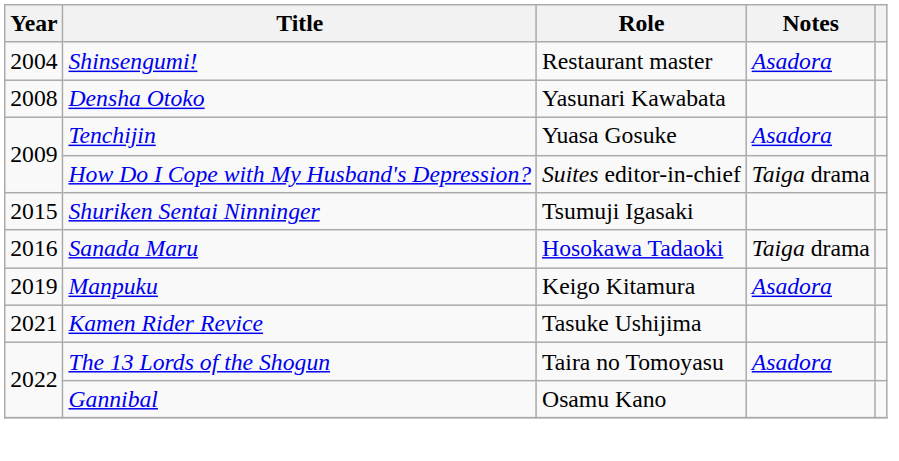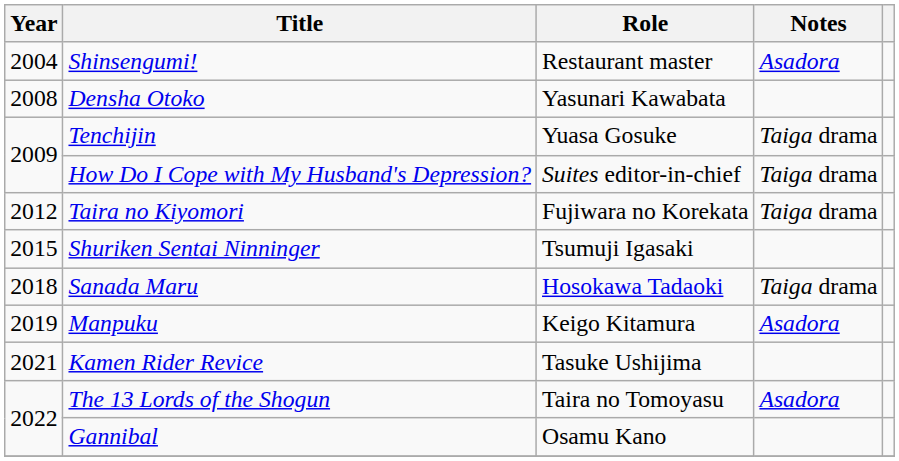(792, 135) Asadora -> (819, 135) Taiga drama
+ row: (156, 211)
(34, 248) 2016 -> (34, 286) 2018
